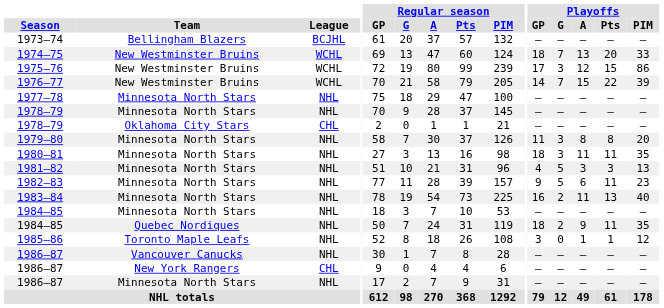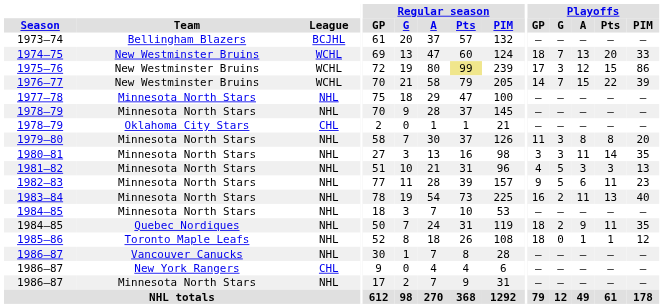(466, 68) no background -> (466, 68) khaki background
(538, 154) 18 -> (538, 154) 3
(611, 154) 11 -> (611, 154) 14
(538, 240) 3 -> (538, 240) 18
